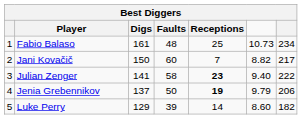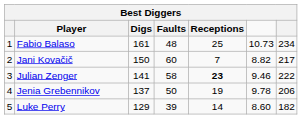(261, 75) 9.40 -> (261, 75) 9.46
(217, 91) bold -> (217, 91) normal
(261, 91) 9.79 -> (261, 91) 9.78
